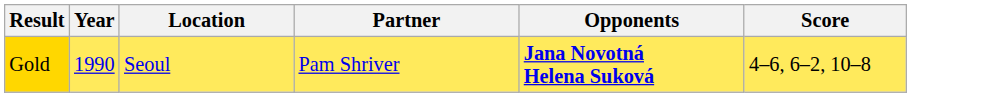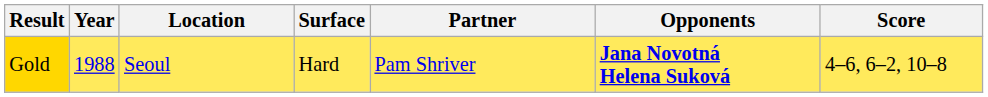+ column: (332, 20)
(94, 64) 1990 -> (94, 64) 1988
